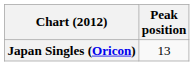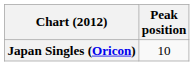(164, 50) 13 -> (164, 50) 10
